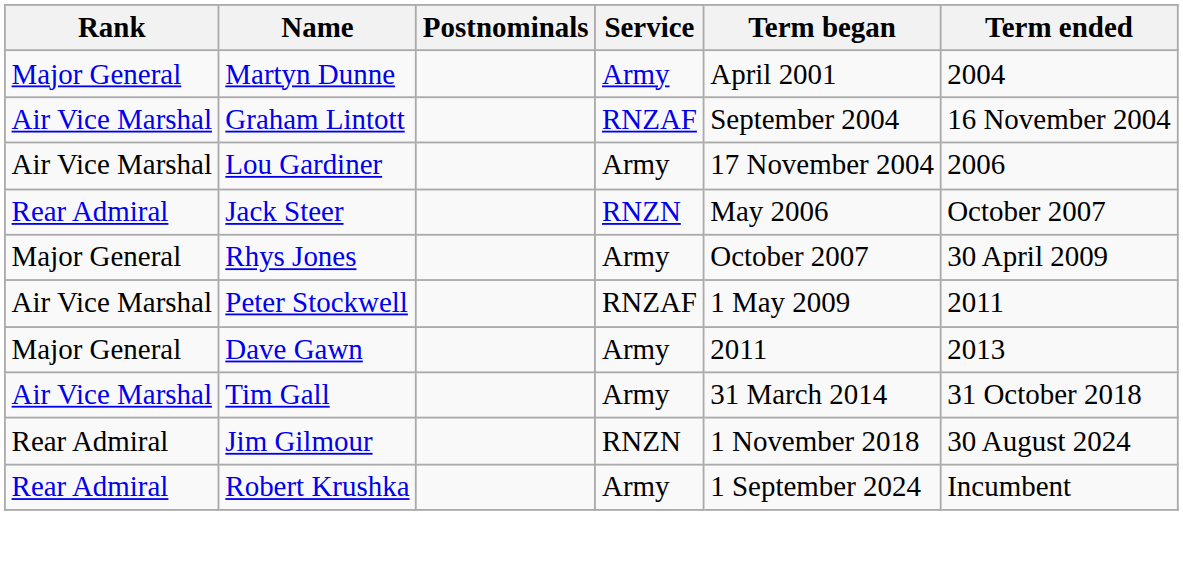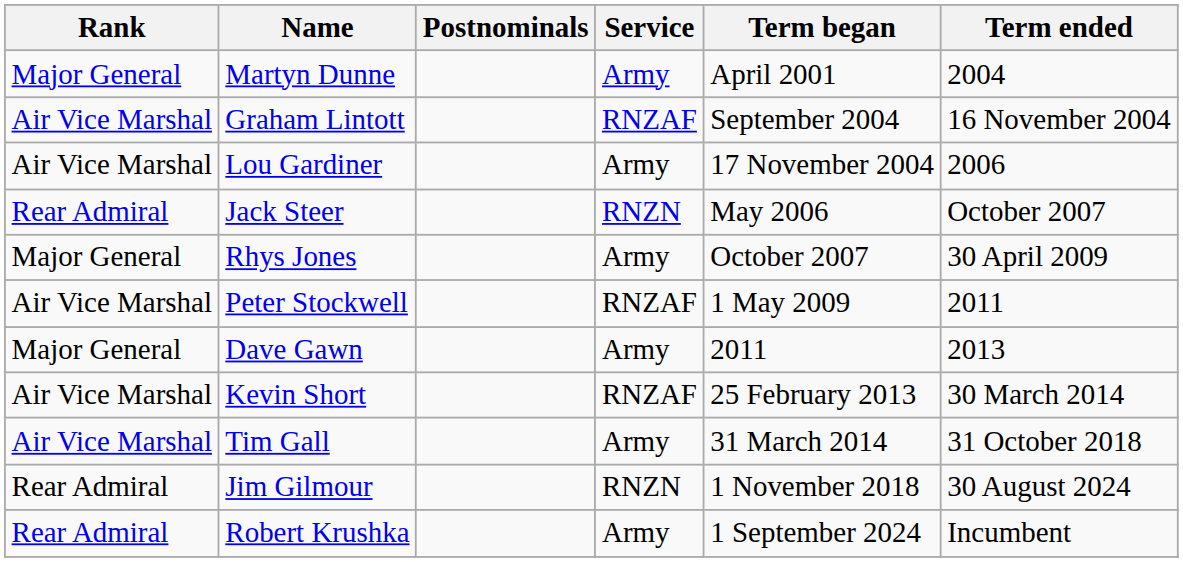+ row: (296, 394)
